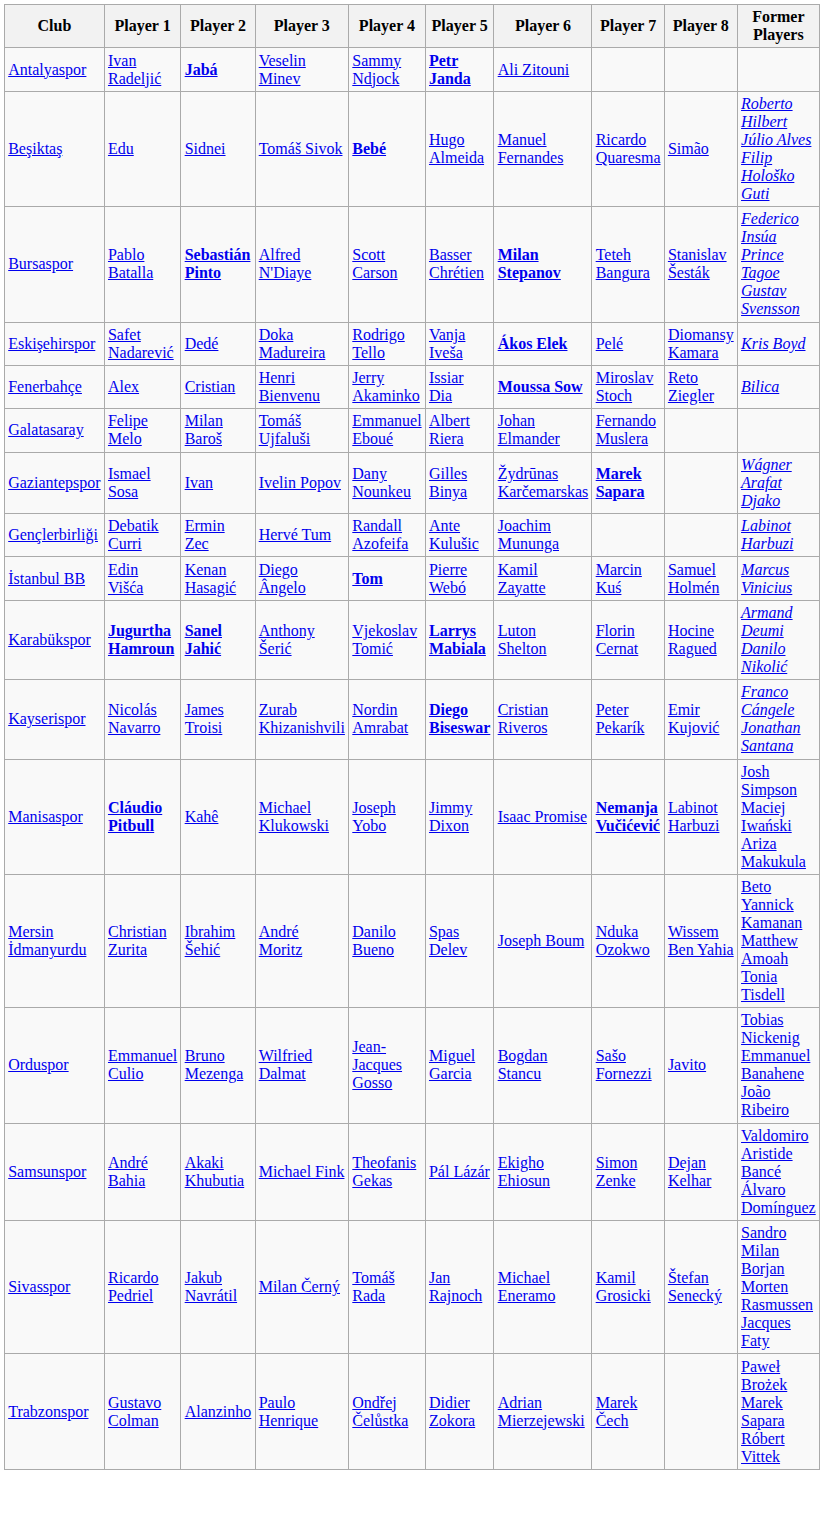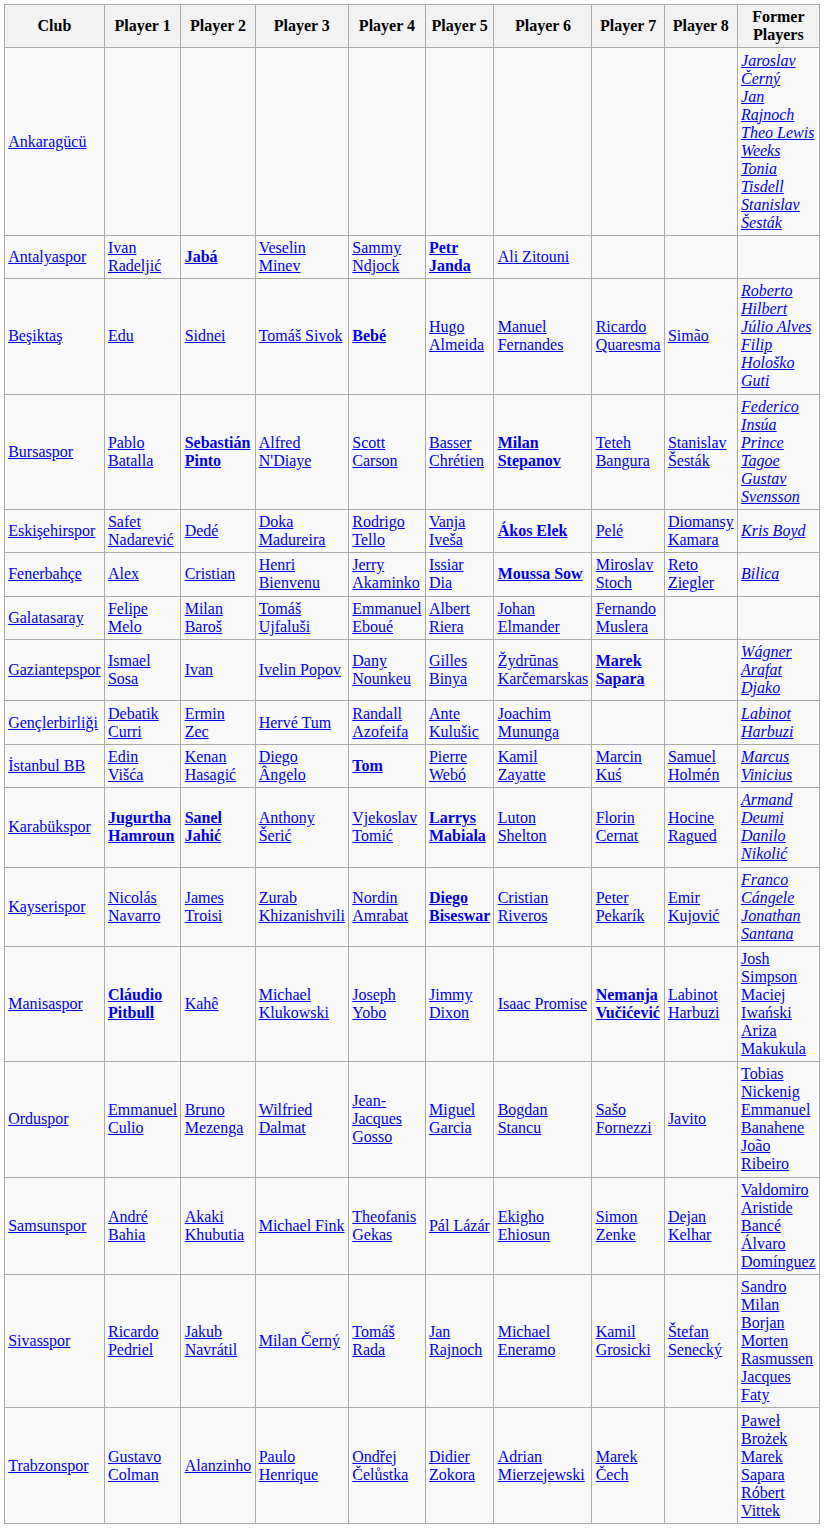+ row: (47, 141)
- row: (47, 941)
